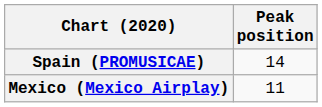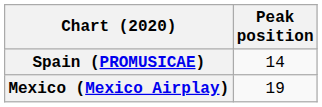(275, 88) 11 -> (275, 88) 19
